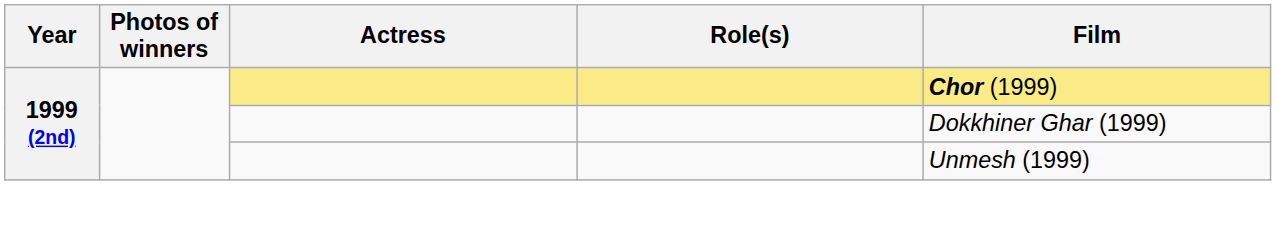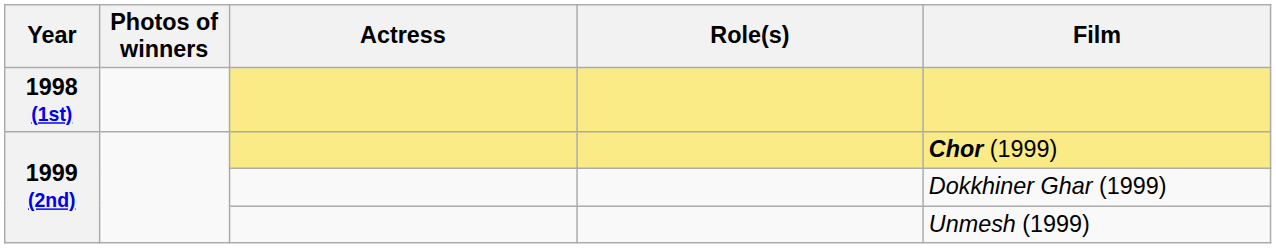+ row: (52, 99)
